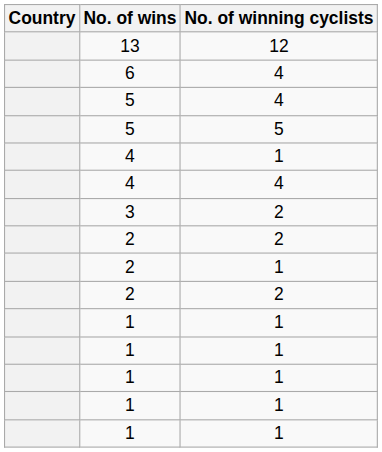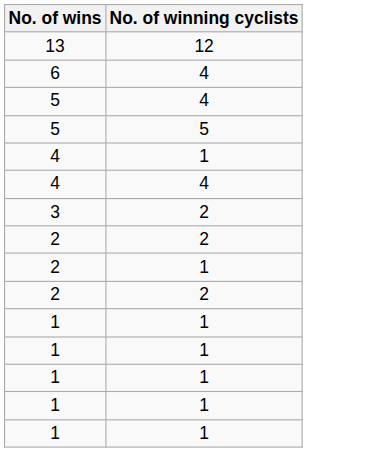- column: (42, 18)
